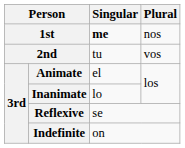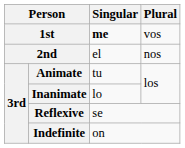(152, 34) nos -> (152, 34) vos
(97, 53) tu -> (97, 53) el
(152, 53) vos -> (152, 53) nos
(97, 73) el -> (97, 73) tu
